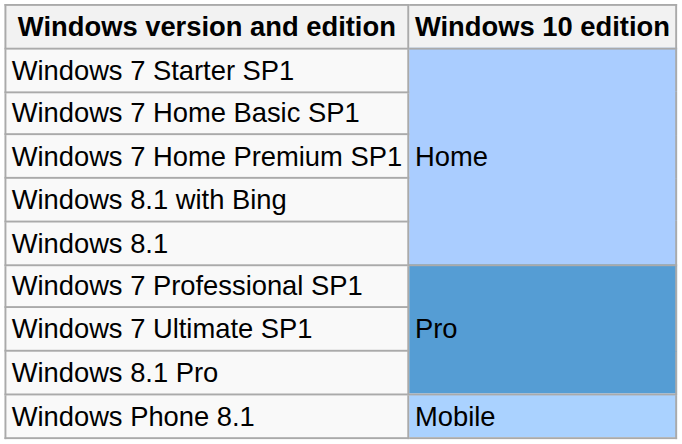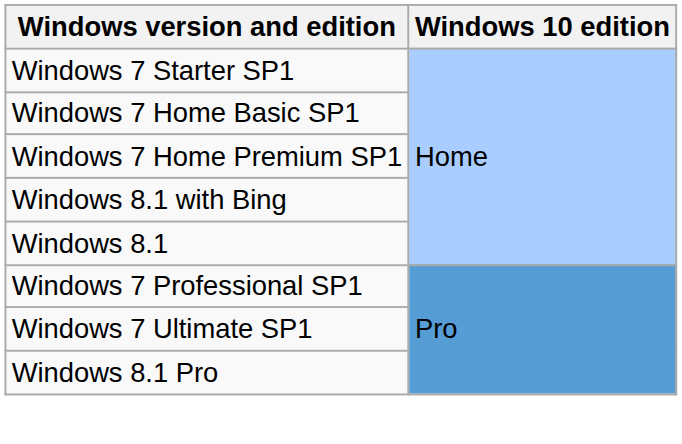- row: (133, 416)
